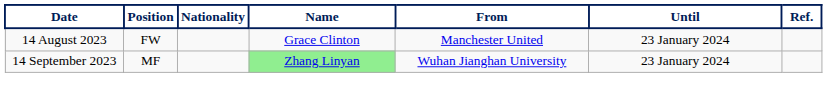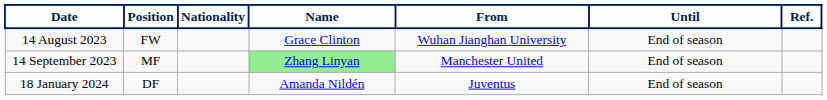(492, 39) Manchester United -> (492, 39) Wuhan Jianghan University
(685, 39) 23 January 2024 -> (685, 39) End of season
(492, 61) Wuhan Jianghan University -> (492, 61) Manchester United
(685, 61) 23 January 2024 -> (685, 61) End of season
+ row: (64, 84)
